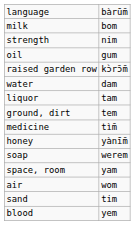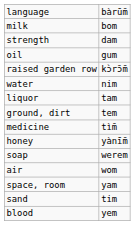(109, 40) nim -> (109, 40) dam
(109, 84) dam -> (109, 84) nim
rows swapped: (14, 184) <-> (36, 170)
